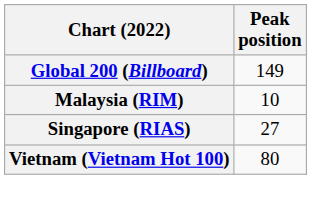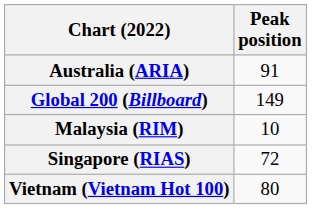+ row: (119, 70)
(270, 129) 27 -> (270, 159) 72
